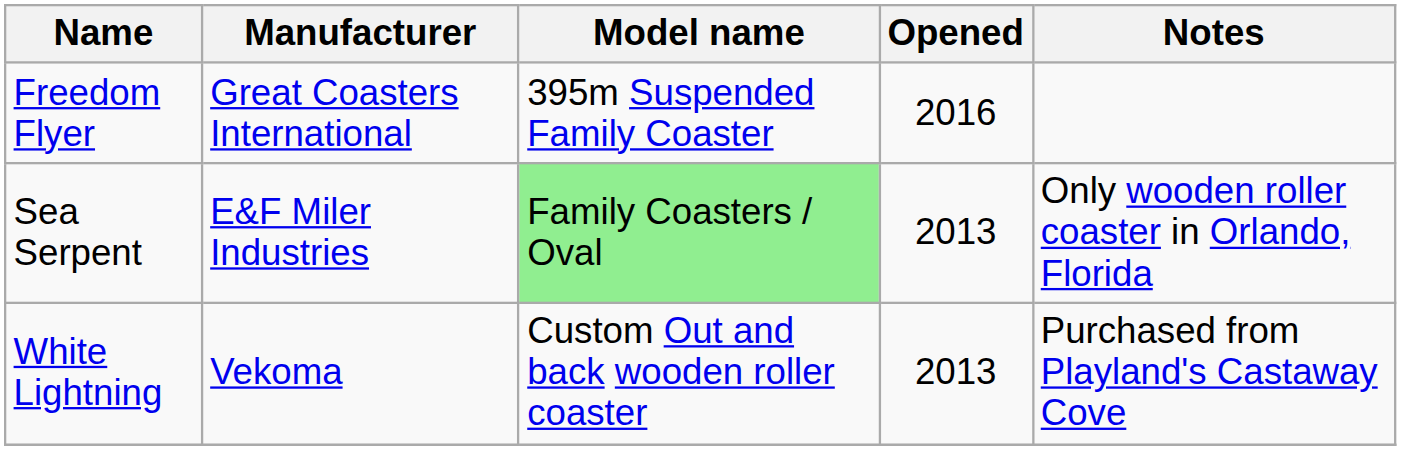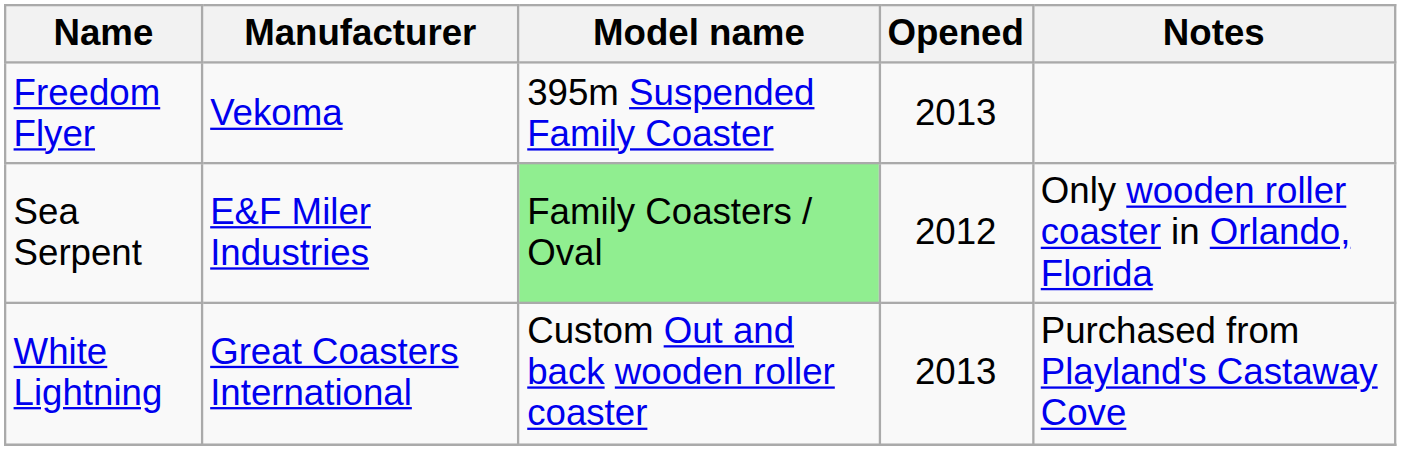(334, 112) Great Coasters International -> (276, 112) Vekoma
(956, 112) 2016 -> (956, 112) 2013
(956, 232) 2013 -> (956, 232) 2012
(276, 372) Vekoma -> (334, 372) Great Coasters International
